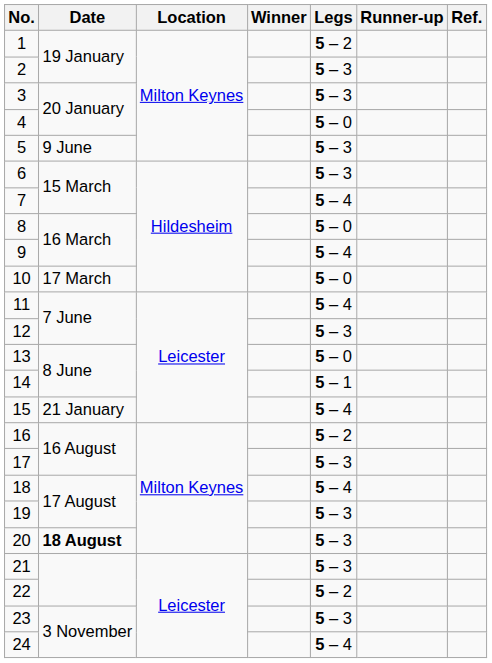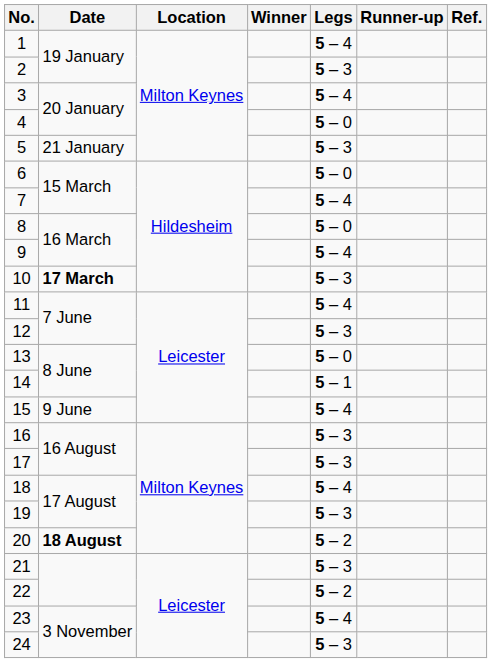(333, 43) 5 – 2 -> (333, 43) 5 – 4
(333, 95) 5 – 3 -> (333, 95) 5 – 4
(67, 148) 9 June -> (83, 148) 21 January
(333, 174) 5 – 3 -> (333, 174) 5 – 0
(77, 278) normal -> (78, 278) bold
(333, 278) 5 – 0 -> (333, 278) 5 – 3
(83, 409) 21 January -> (67, 409) 9 June
(333, 435) 5 – 2 -> (333, 435) 5 – 3
(333, 540) 5 – 3 -> (333, 540) 5 – 2
(333, 618) 5 – 3 -> (333, 618) 5 – 4
(333, 644) 5 – 4 -> (333, 644) 5 – 3
